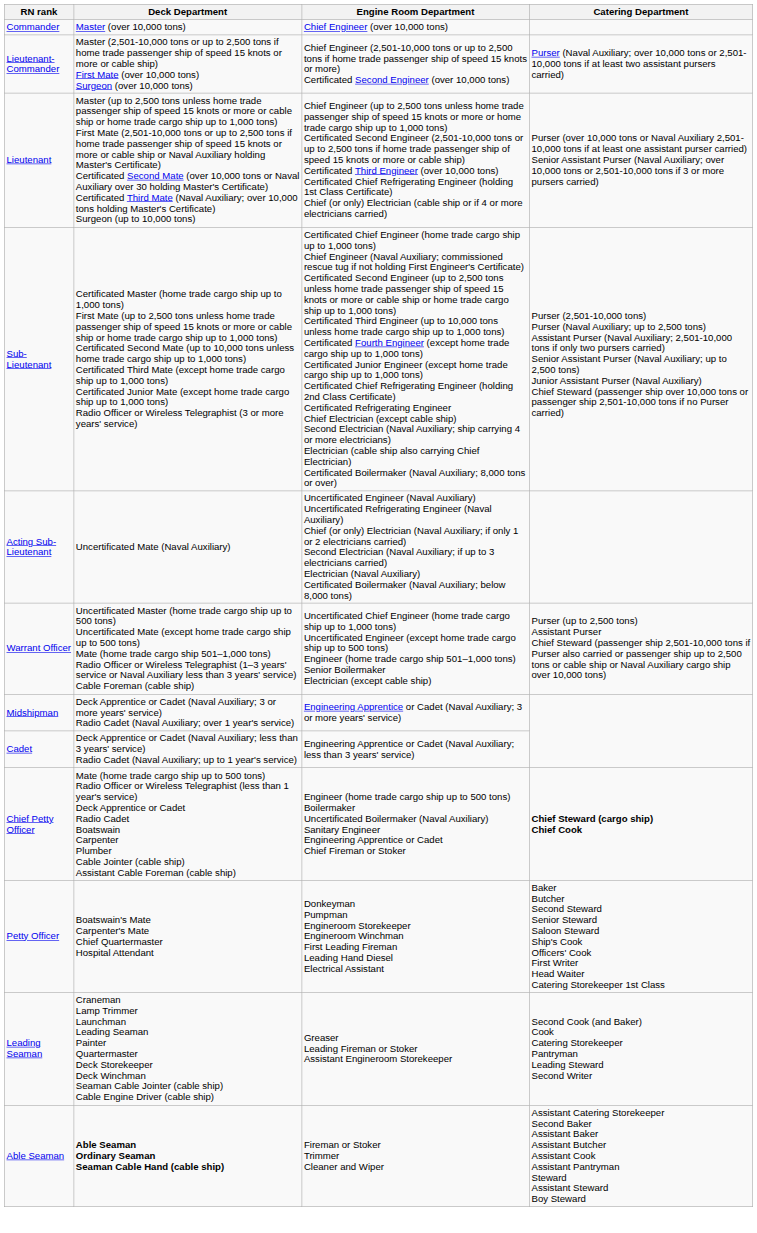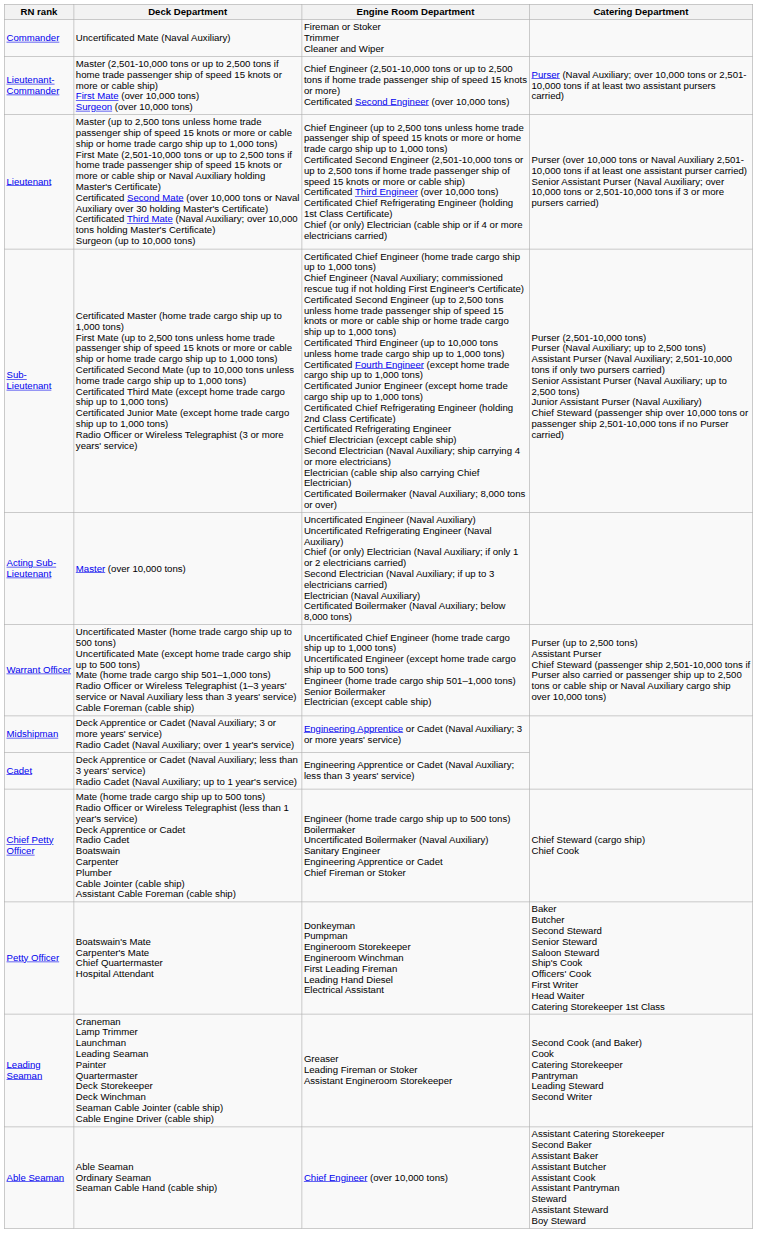(131, 27) Master (over 10,000 tons) -> (153, 38) Uncertificated Mate (Naval Auxiliary)
(376, 27) Chief Engineer (over 10,000 tons) -> (344, 38) Fireman or Stoker Trimmer Cleaner and Wiper
(153, 547) Uncertificated Mate (Naval Auxiliary) -> (131, 568) Master (over 10,000 tons)
(592, 824) bold -> (588, 845) normal
(150, 1156) bold -> (147, 1177) normal
(344, 1156) Fireman or Stoker Trimmer Cleaner and Wiper -> (376, 1177) Chief Engineer (over 10,000 tons)
